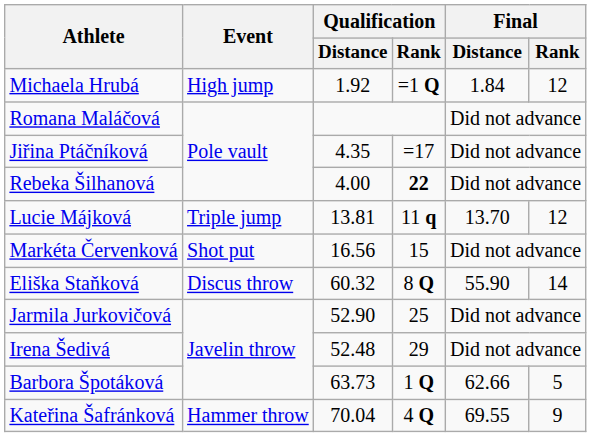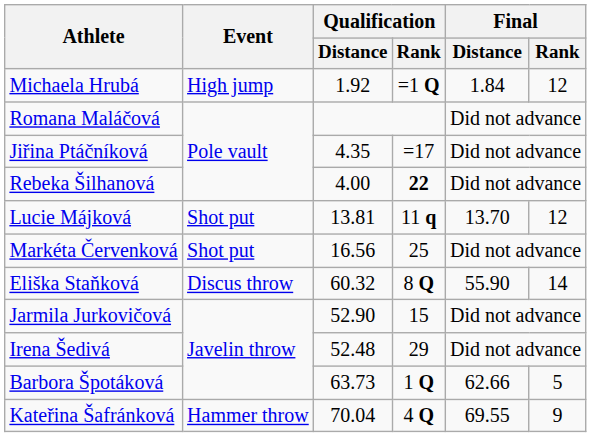(234, 217) Triple jump -> (221, 217) Shot put
(419, 250) 15 -> (419, 250) 25
(419, 316) 25 -> (419, 316) 15
